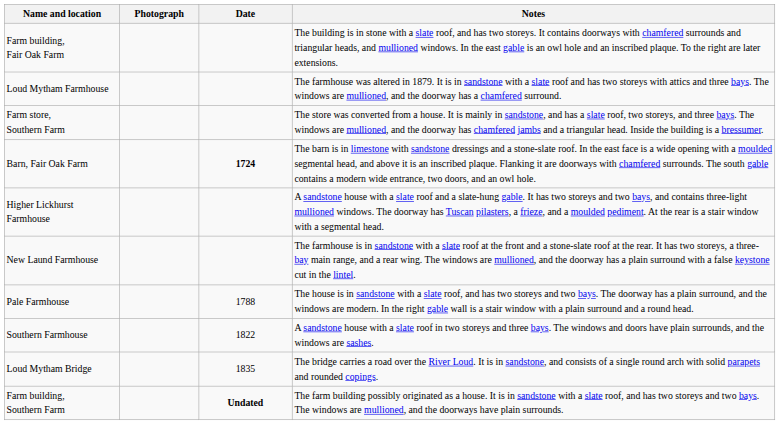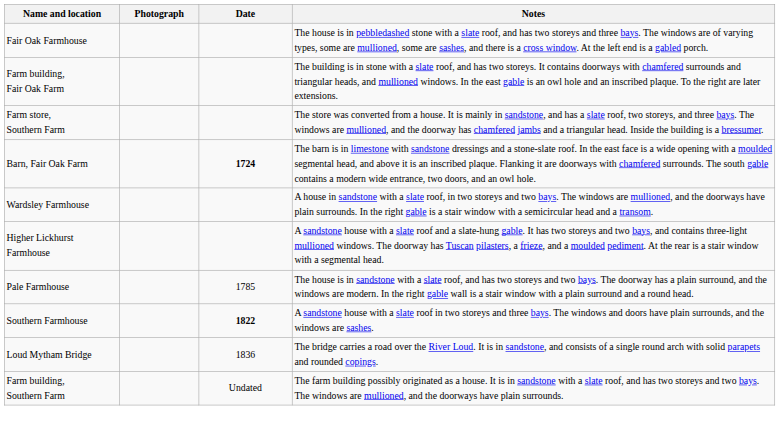+ row: (47, 40)
- row: (58, 88)
+ row: (48, 204)
- row: (52, 260)
(245, 301) 1788 -> (245, 287) 1785
(245, 335) normal -> (245, 320) bold
(245, 369) 1835 -> (245, 354) 1836
(245, 403) bold -> (245, 388) normal
